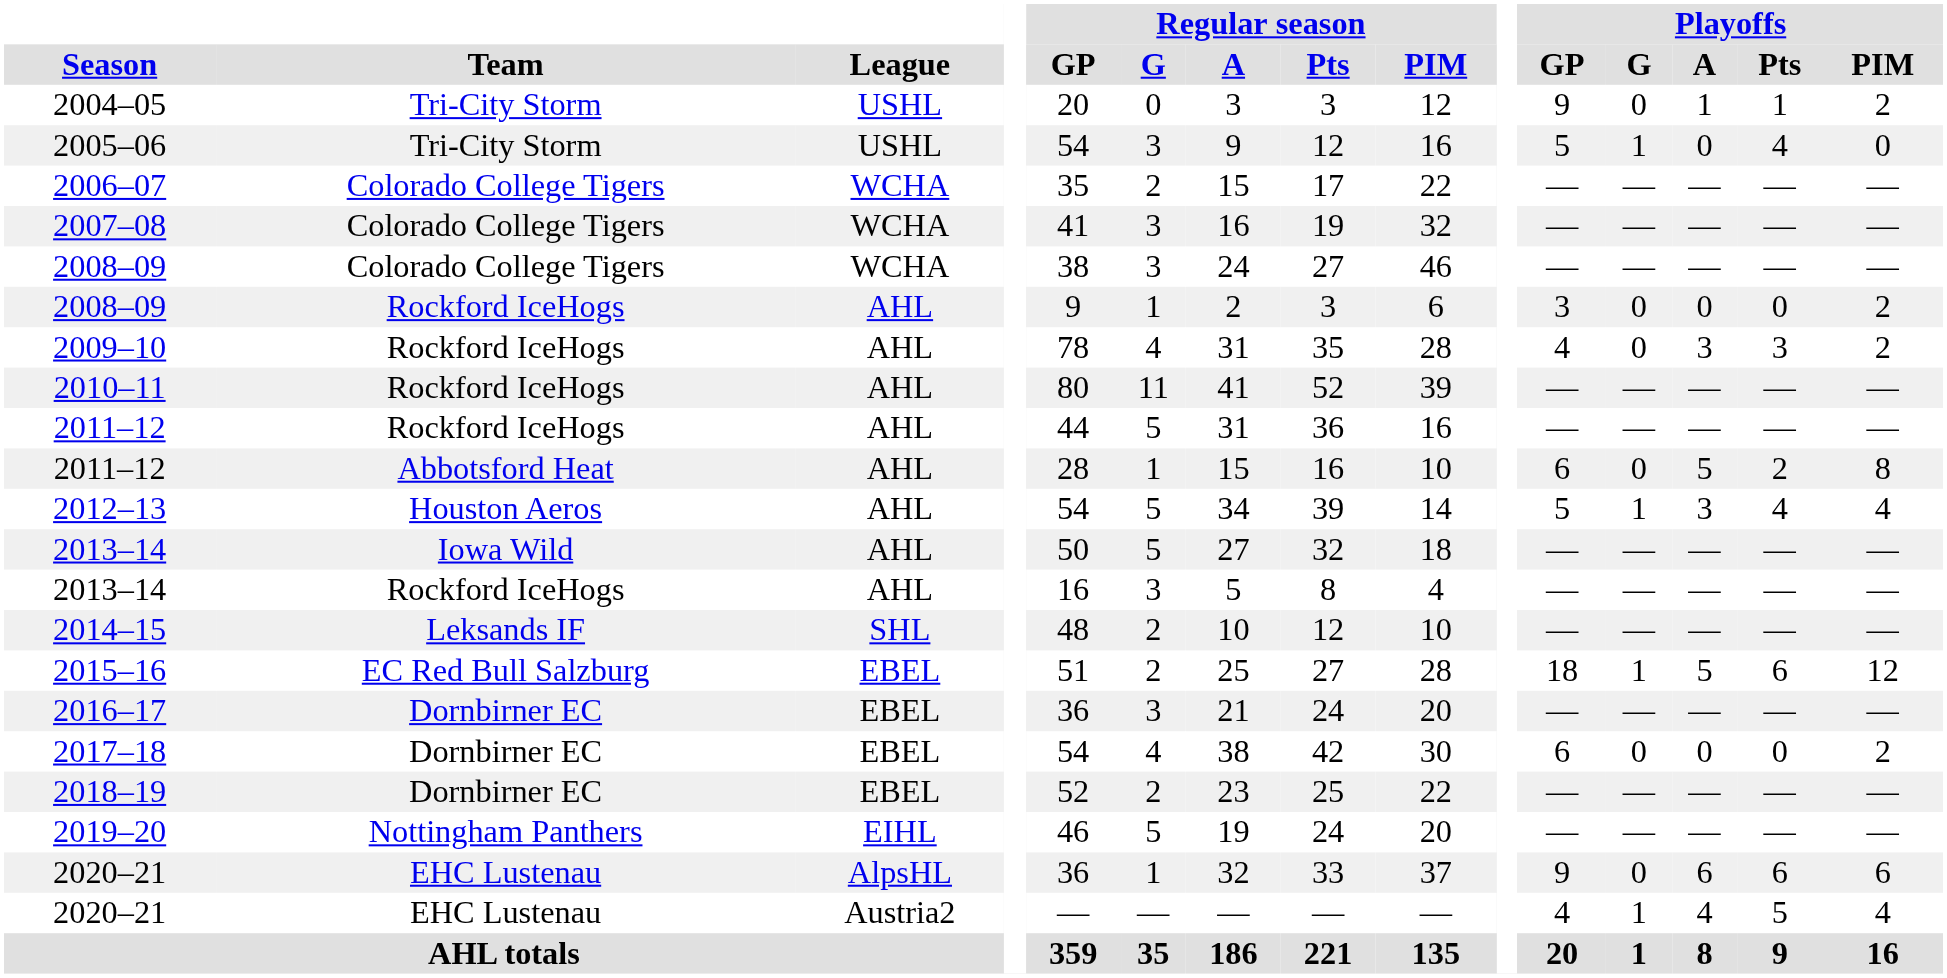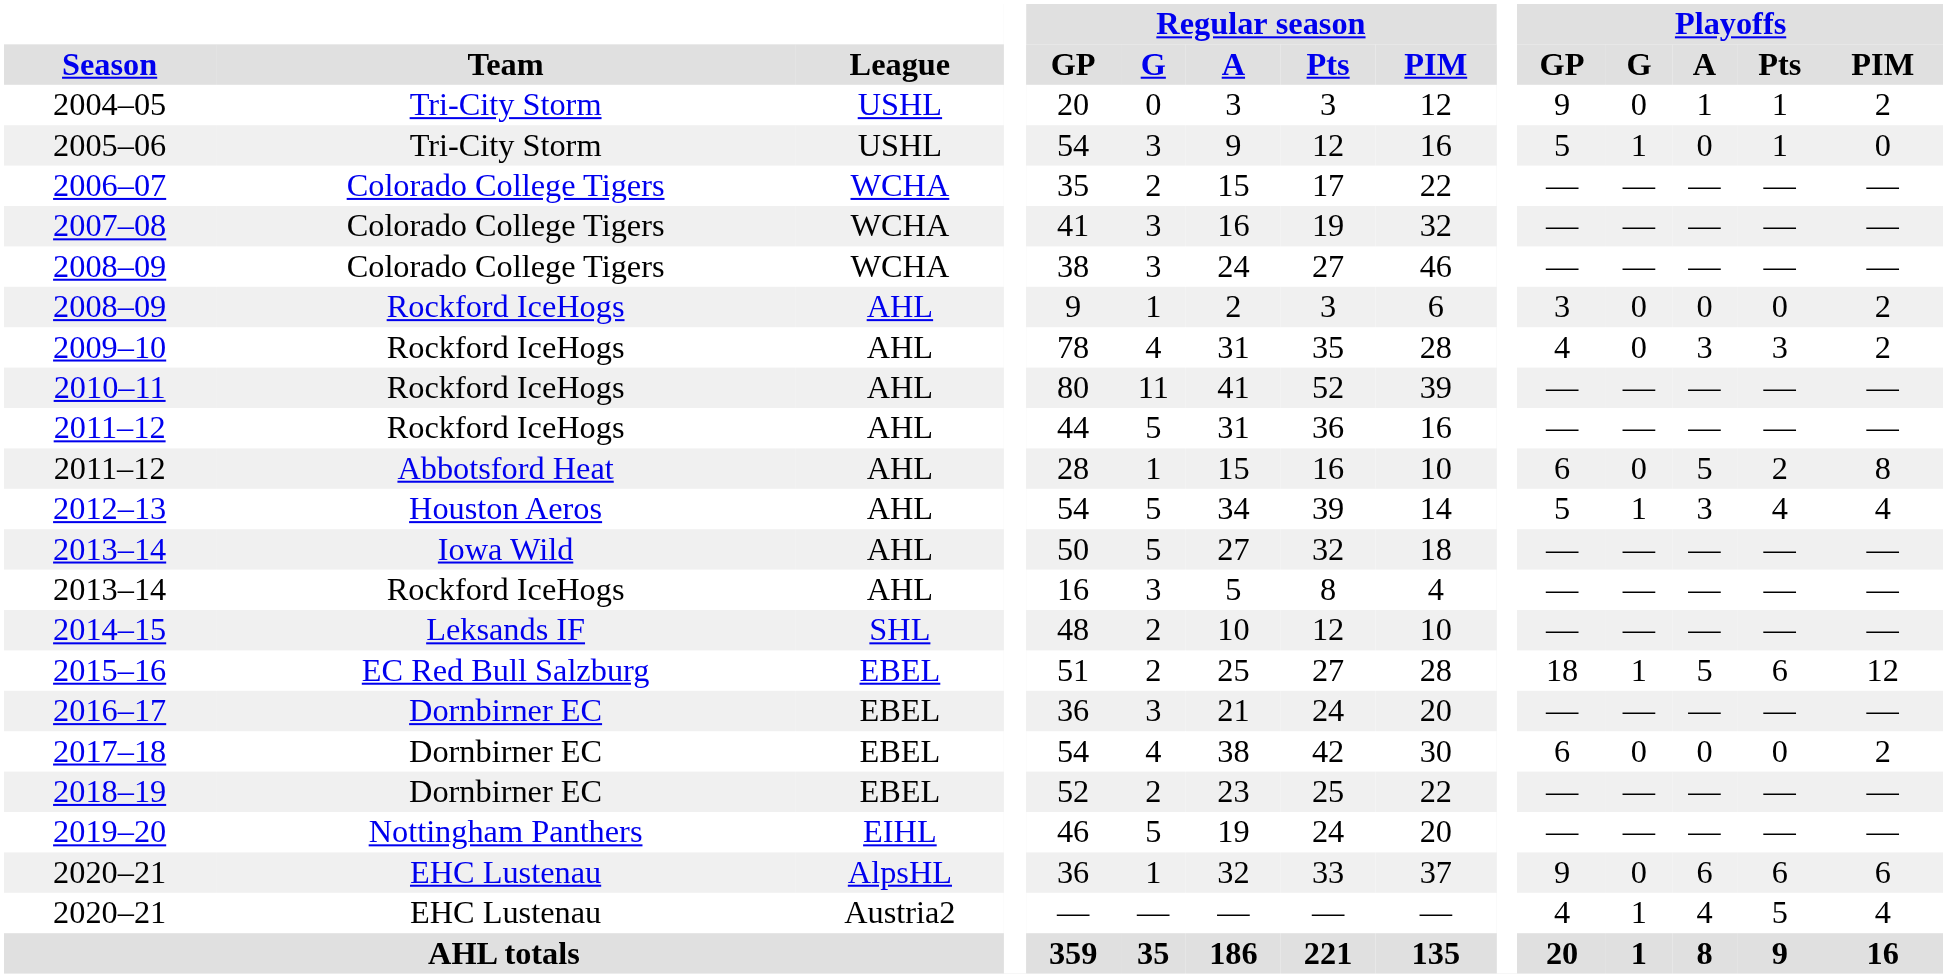(1780, 144) 4 -> (1780, 144) 1
